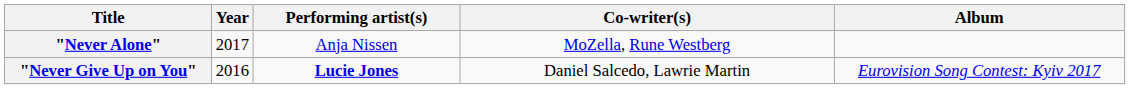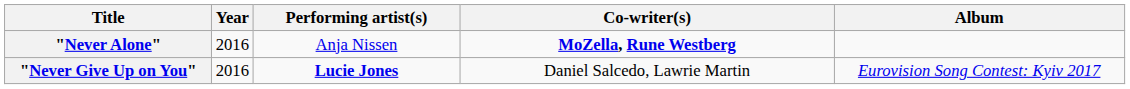(232, 44) 2017 -> (232, 44) 2016
(647, 44) normal -> (647, 44) bold
